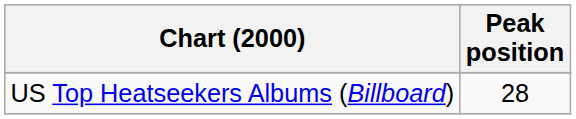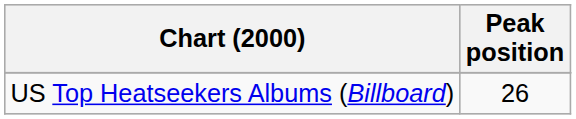(515, 93) 28 -> (515, 93) 26
